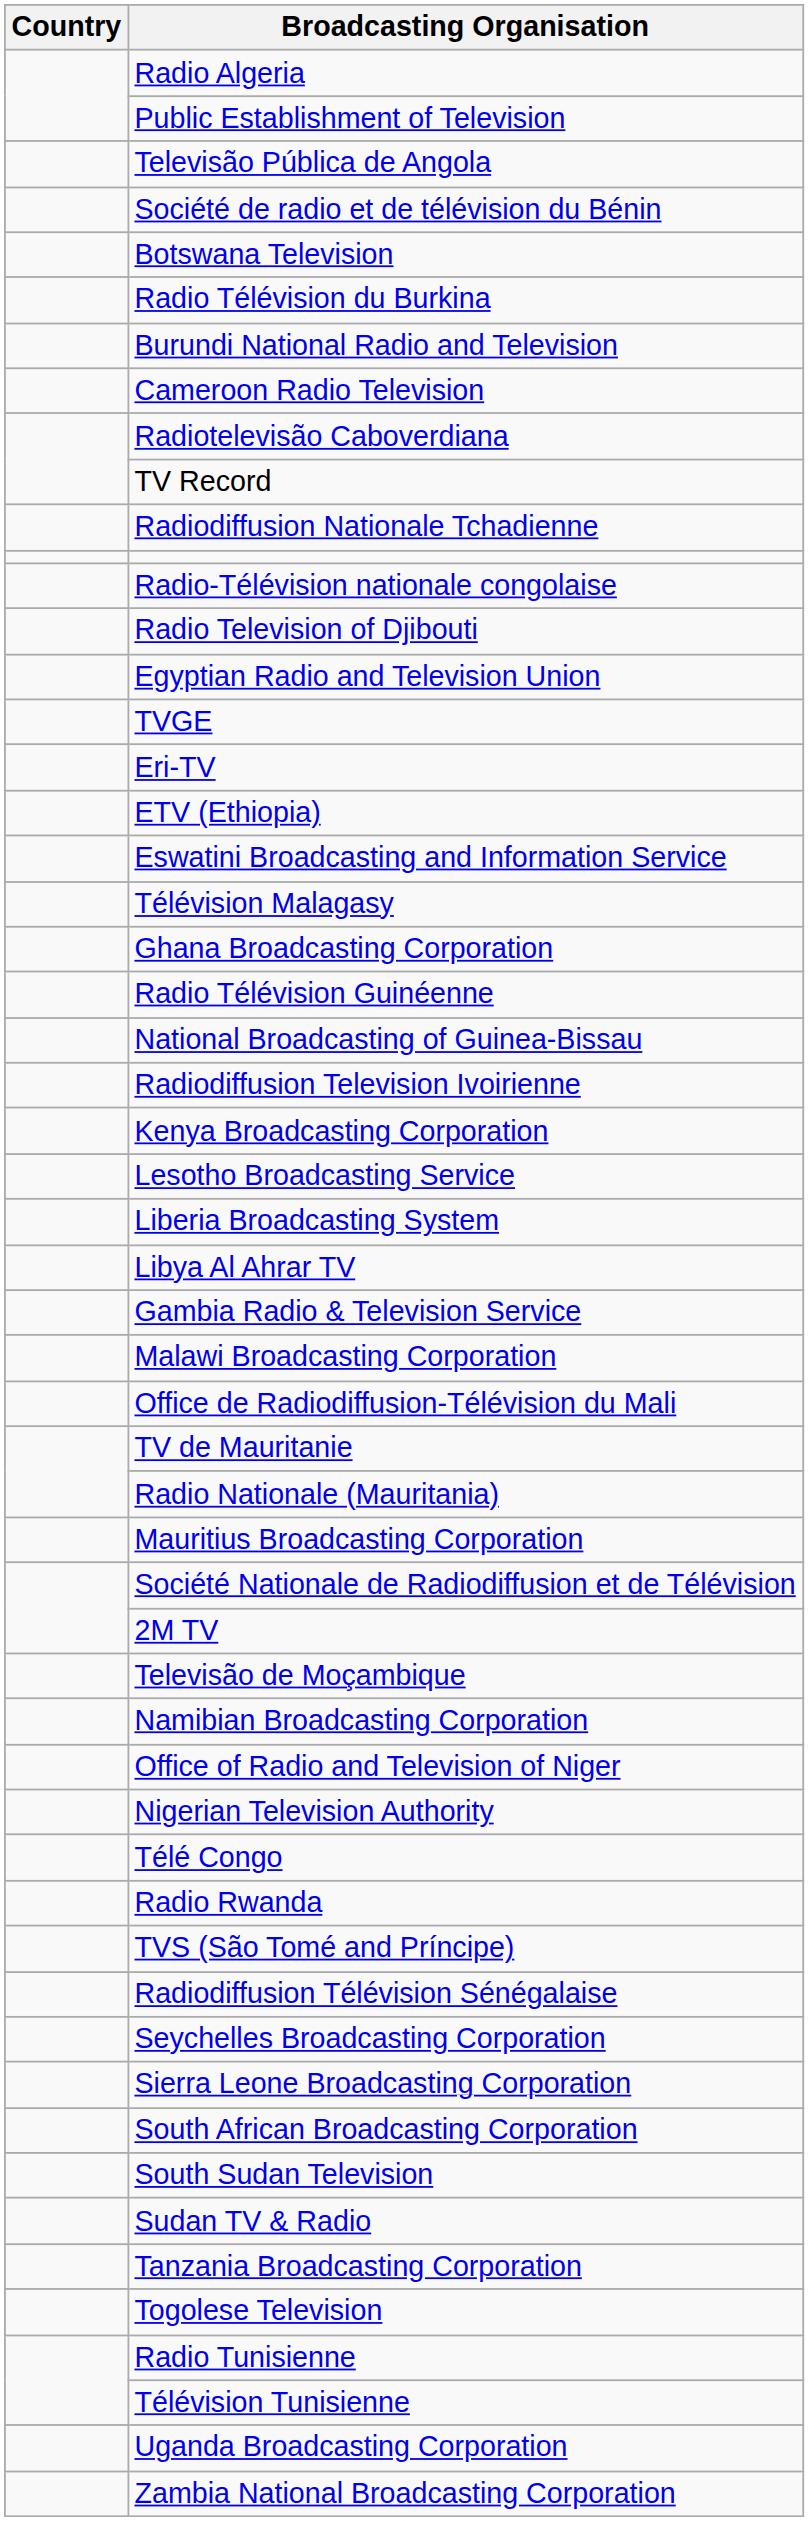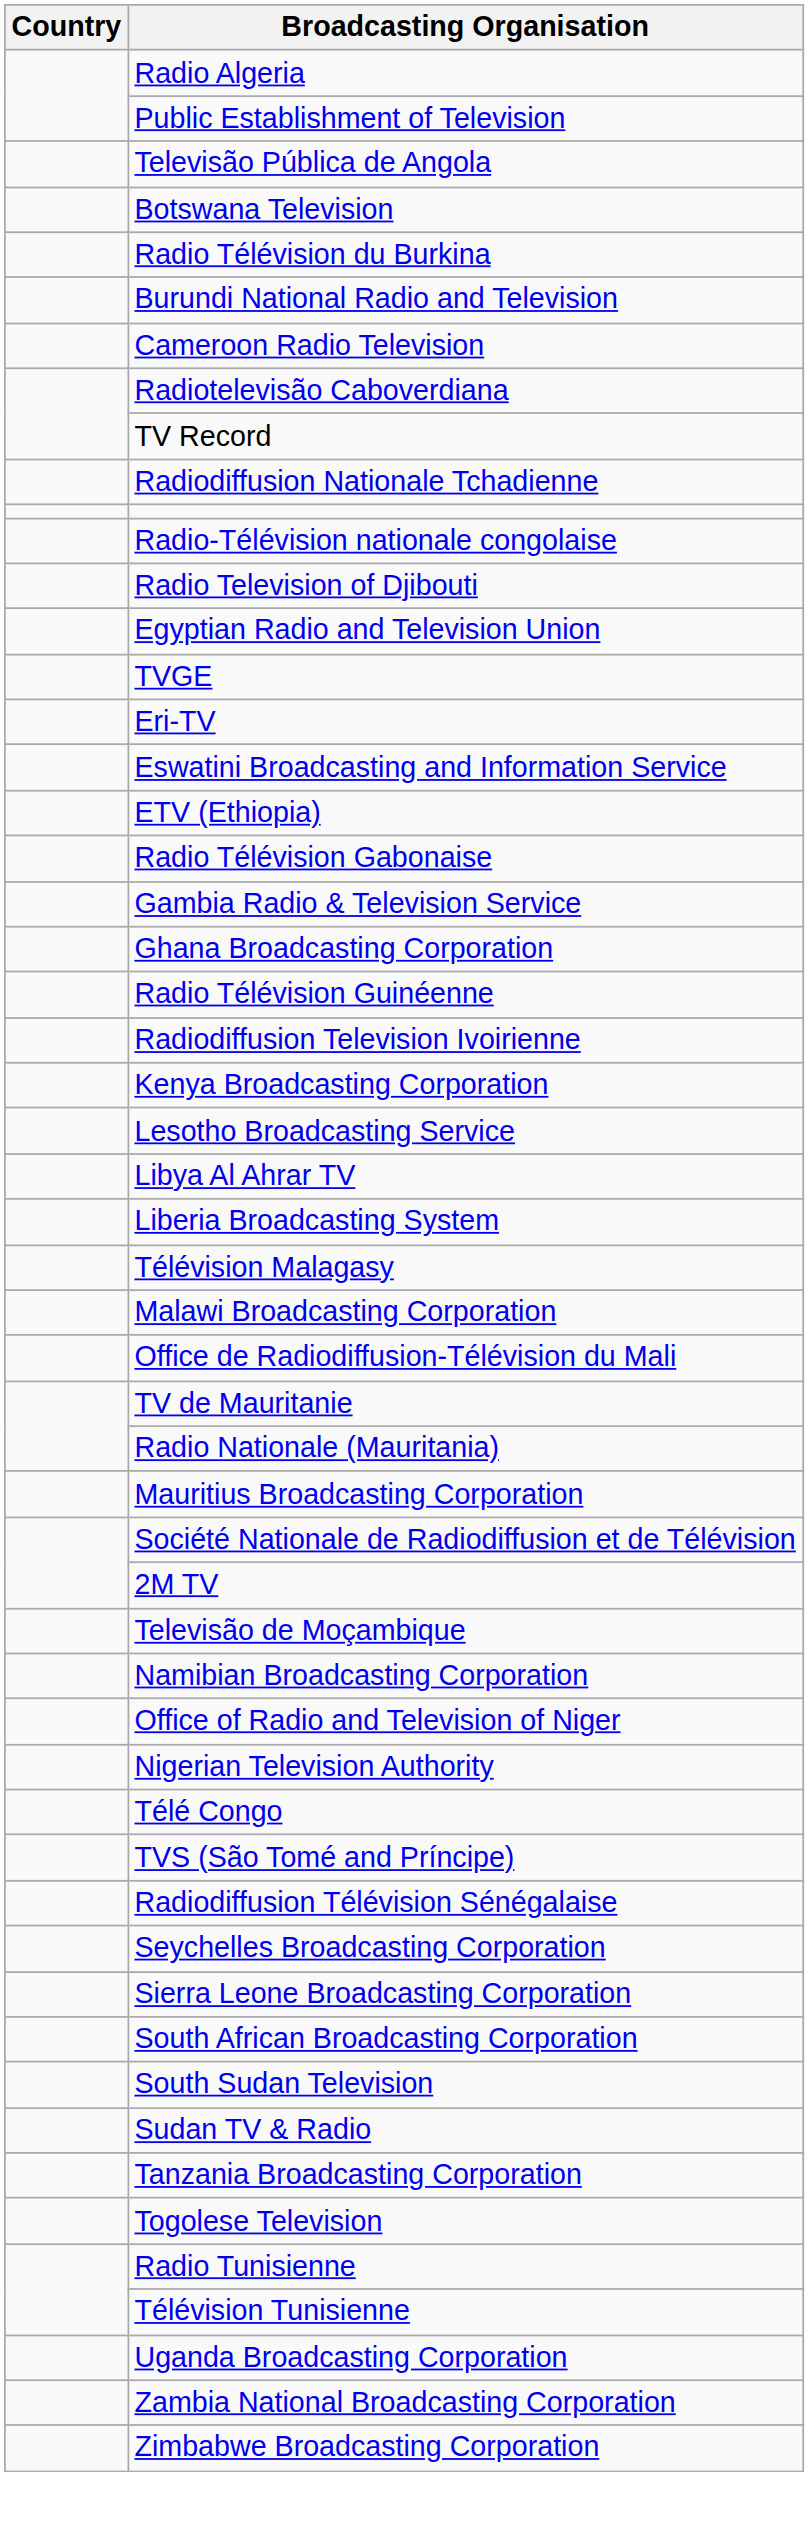- row: (398, 208)
rows swapped: (431, 857) <-> (228, 812)
+ row: (313, 857)
rows swapped: (358, 1312) <-> (264, 903)
- row: (388, 1039)
rows swapped: (317, 1221) <-> (245, 1266)
- row: (228, 1902)
+ row: (367, 2447)
